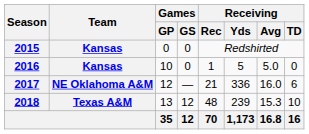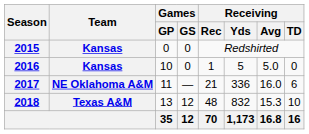(166, 84) 12 -> (166, 84) 11
(241, 102) 239 -> (241, 102) 832
